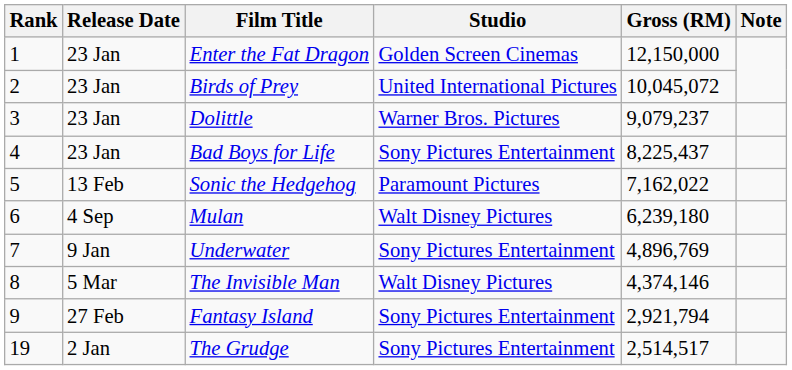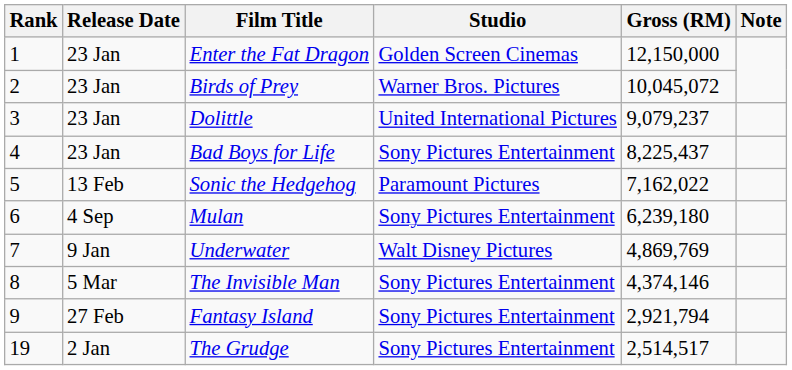(498, 86) United International Pictures -> (469, 86) Warner Bros. Pictures
(469, 119) Warner Bros. Pictures -> (498, 119) United International Pictures
(465, 217) Walt Disney Pictures -> (497, 217) Sony Pictures Entertainment
(497, 250) Sony Pictures Entertainment -> (465, 250) Walt Disney Pictures
(668, 250) 4,896,769 -> (668, 250) 4,869,769
(465, 282) Walt Disney Pictures -> (497, 282) Sony Pictures Entertainment
